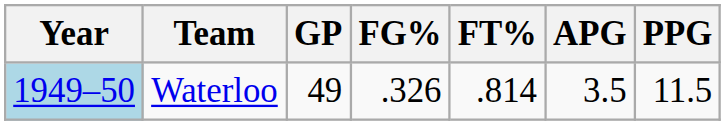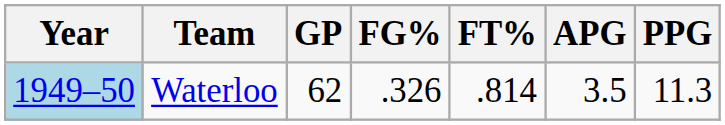(325, 90) 49 -> (325, 90) 62
(682, 90) 11.5 -> (682, 90) 11.3
